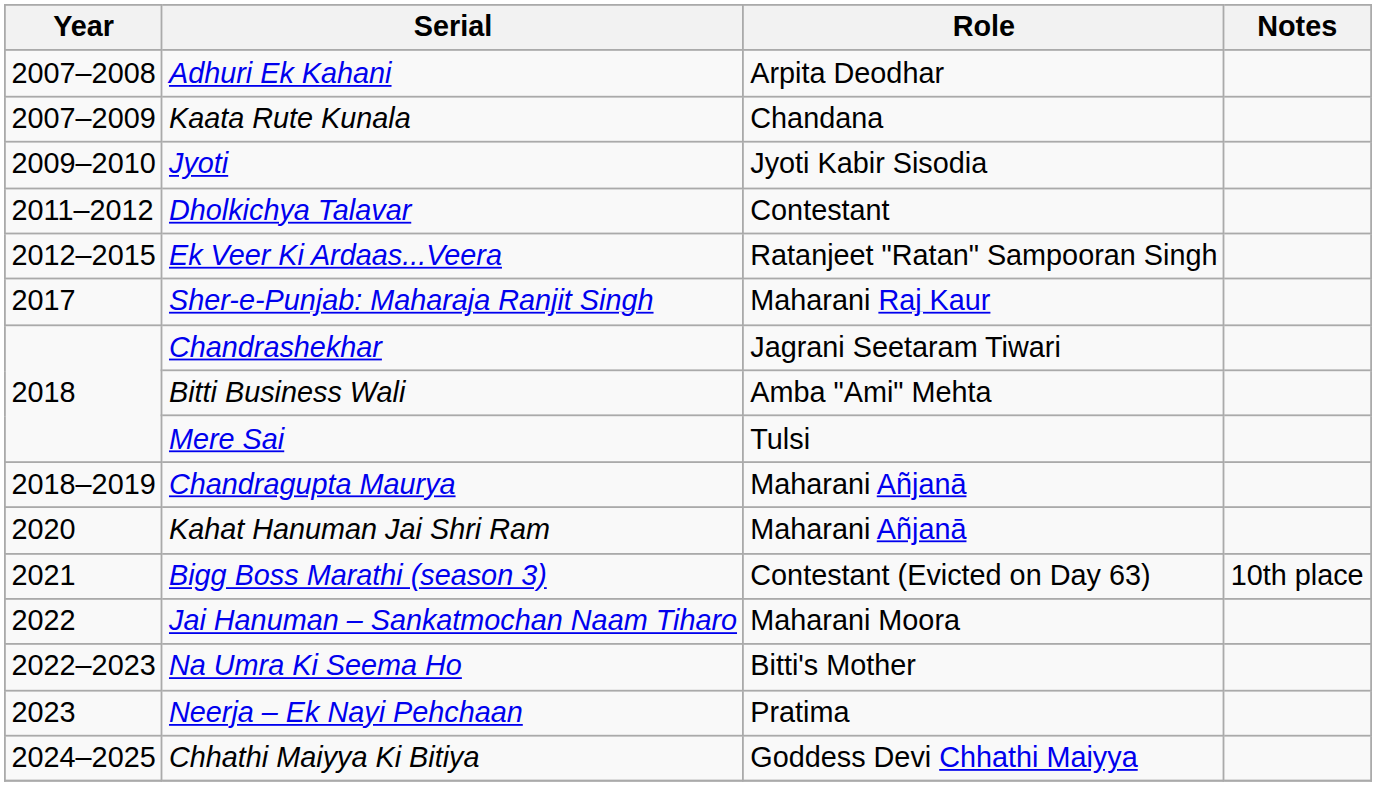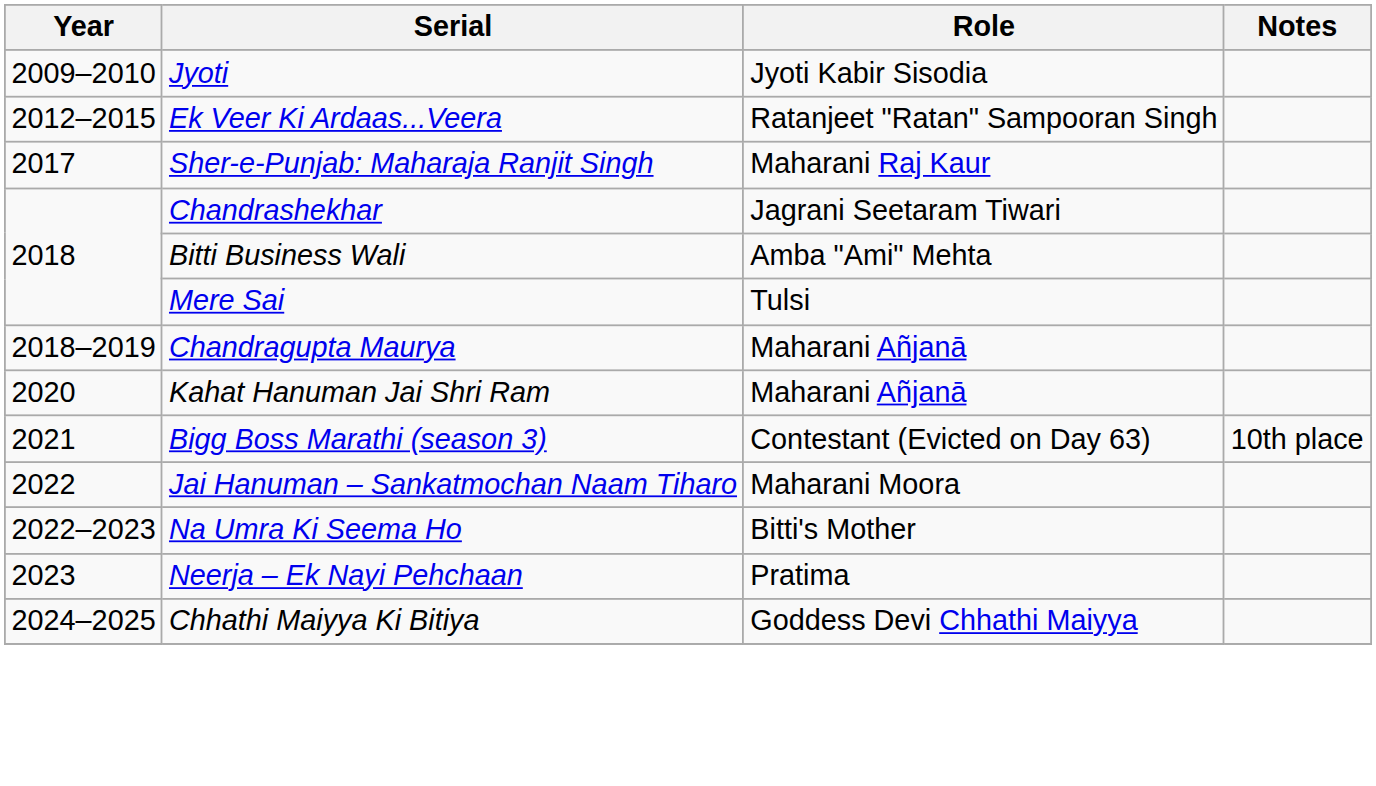- row: (280, 73)
- row: (290, 118)
- row: (290, 210)
